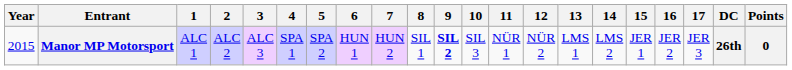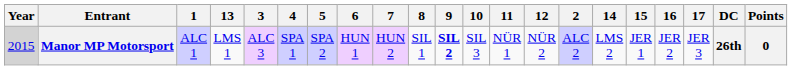columns swapped: (227, 15) <-> (575, 15)
(21, 45) no background -> (21, 45) lightgrey background
